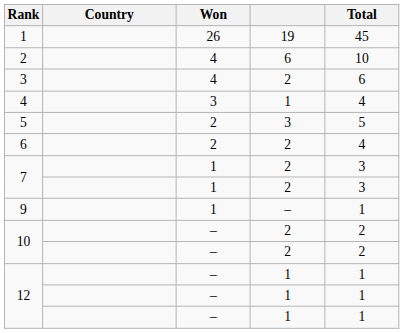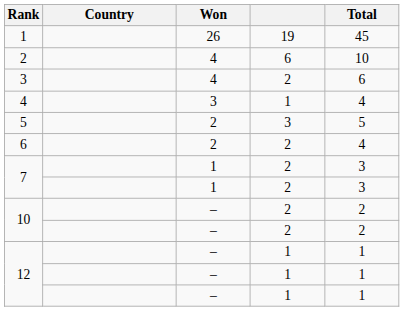- row: (23, 209)
